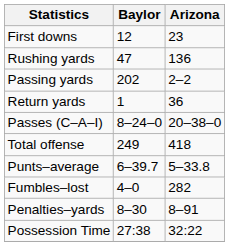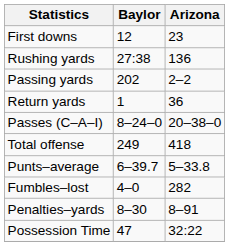(124, 58) 47 -> (134, 58) 27:38
(134, 230) 27:38 -> (124, 230) 47
